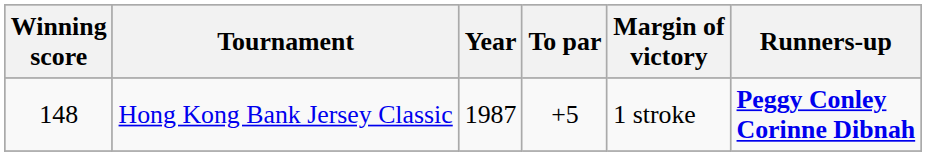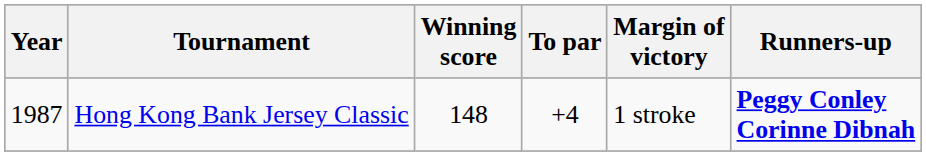columns swapped: (491, 41) <-> (59, 41)
(565, 114) +5 -> (565, 114) +4
